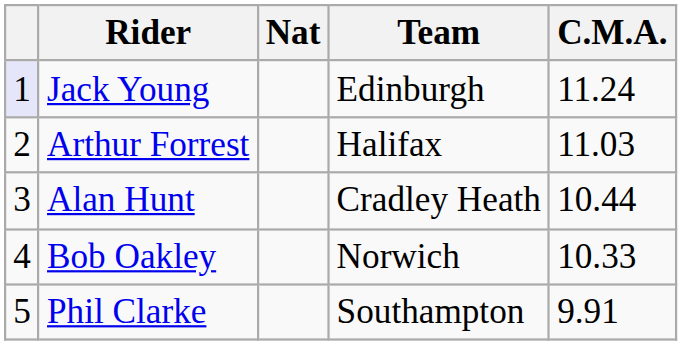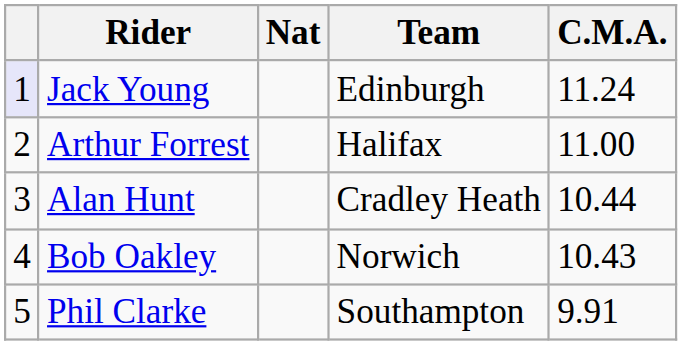(596, 144) 11.03 -> (596, 144) 11.00
(597, 255) 10.33 -> (597, 255) 10.43
